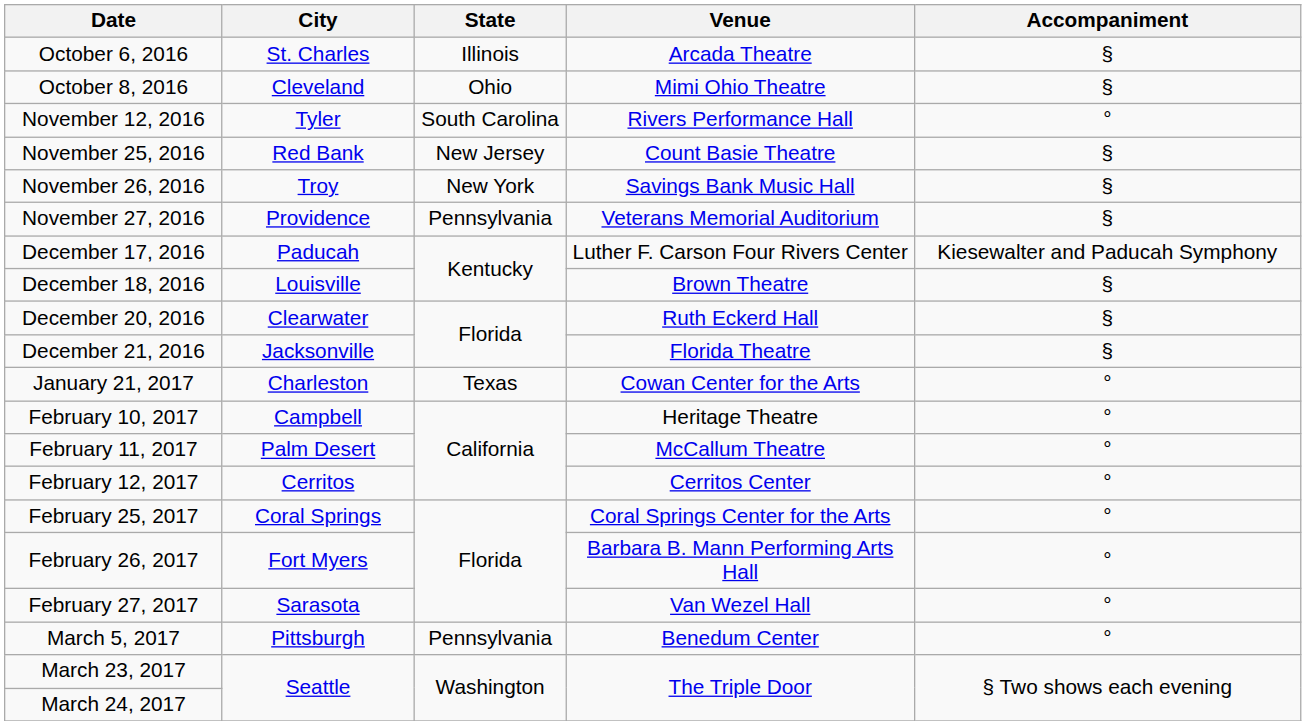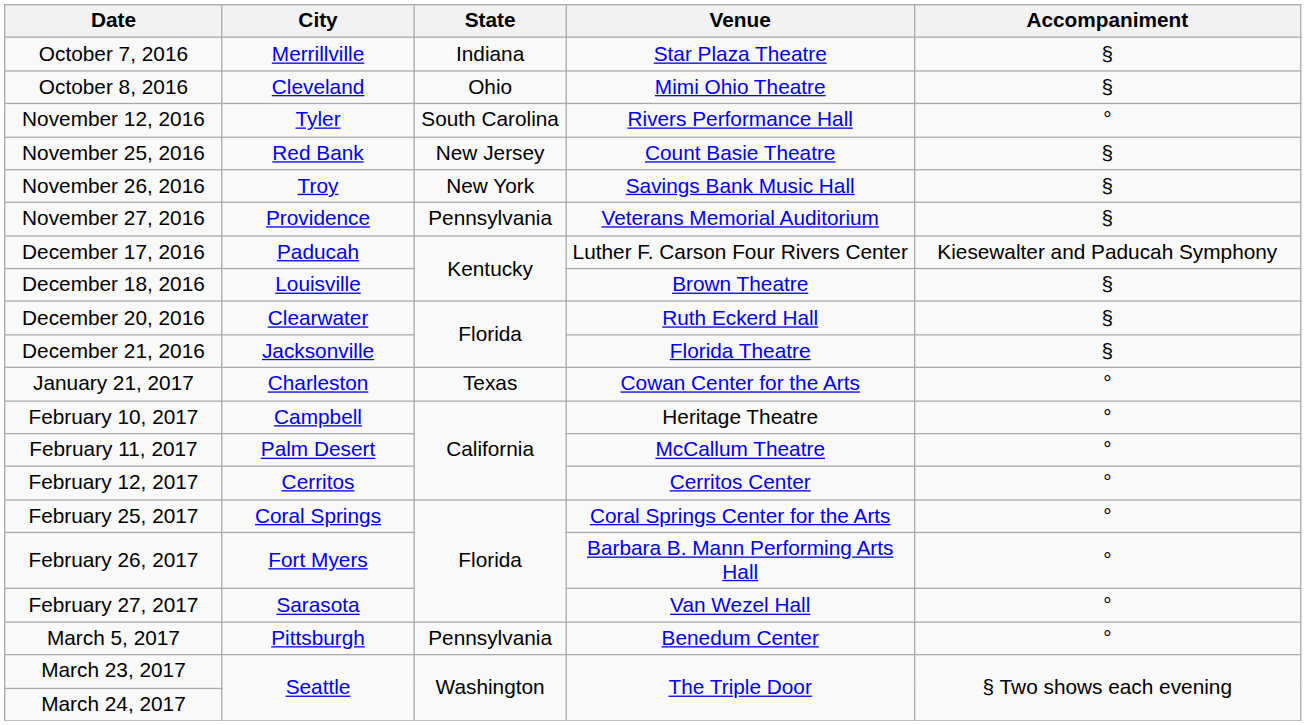- row: (113, 53)
+ row: (113, 53)
